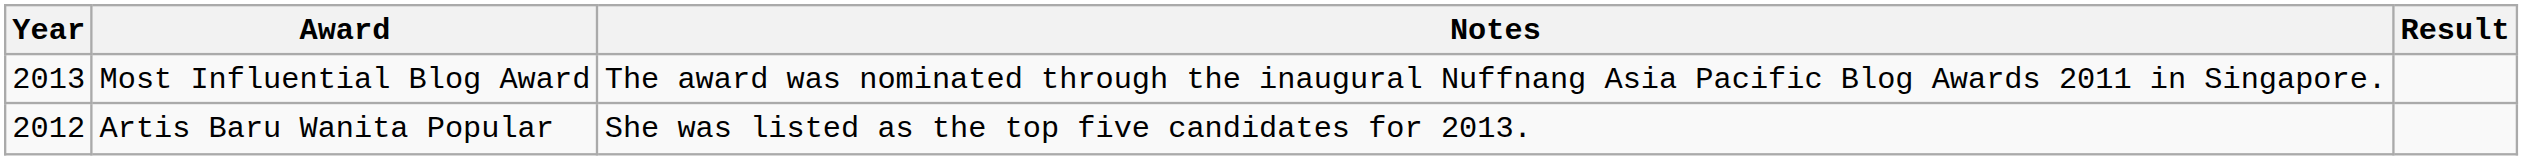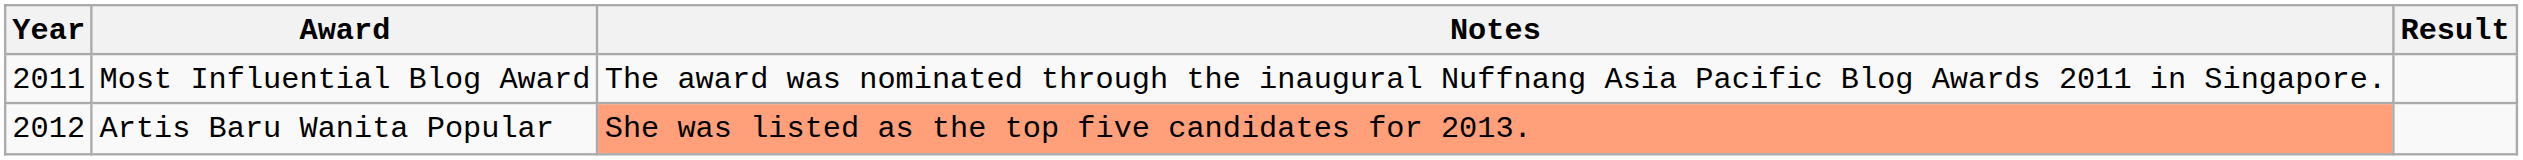(49, 79) 2013 -> (49, 79) 2011
(1068, 129) no background -> (1068, 129) lightsalmon background
